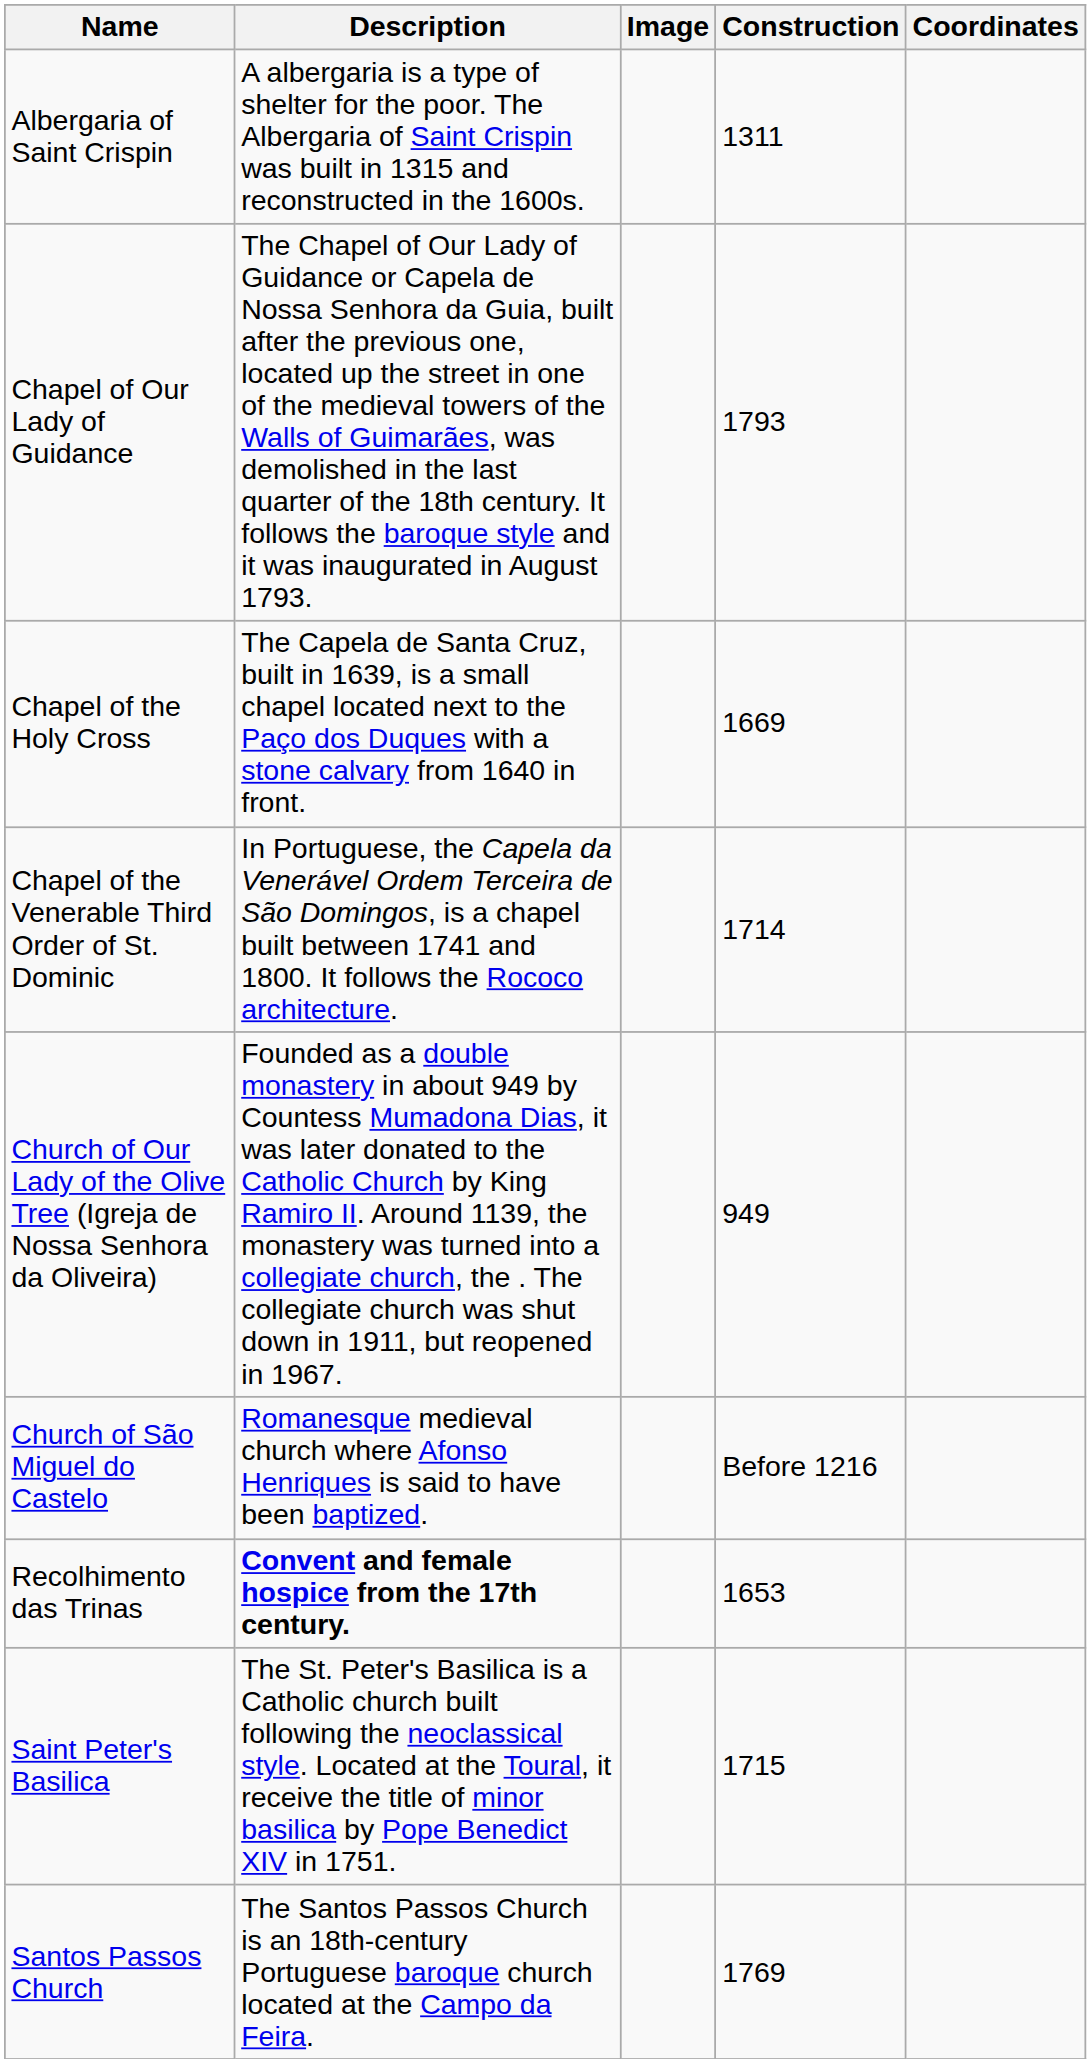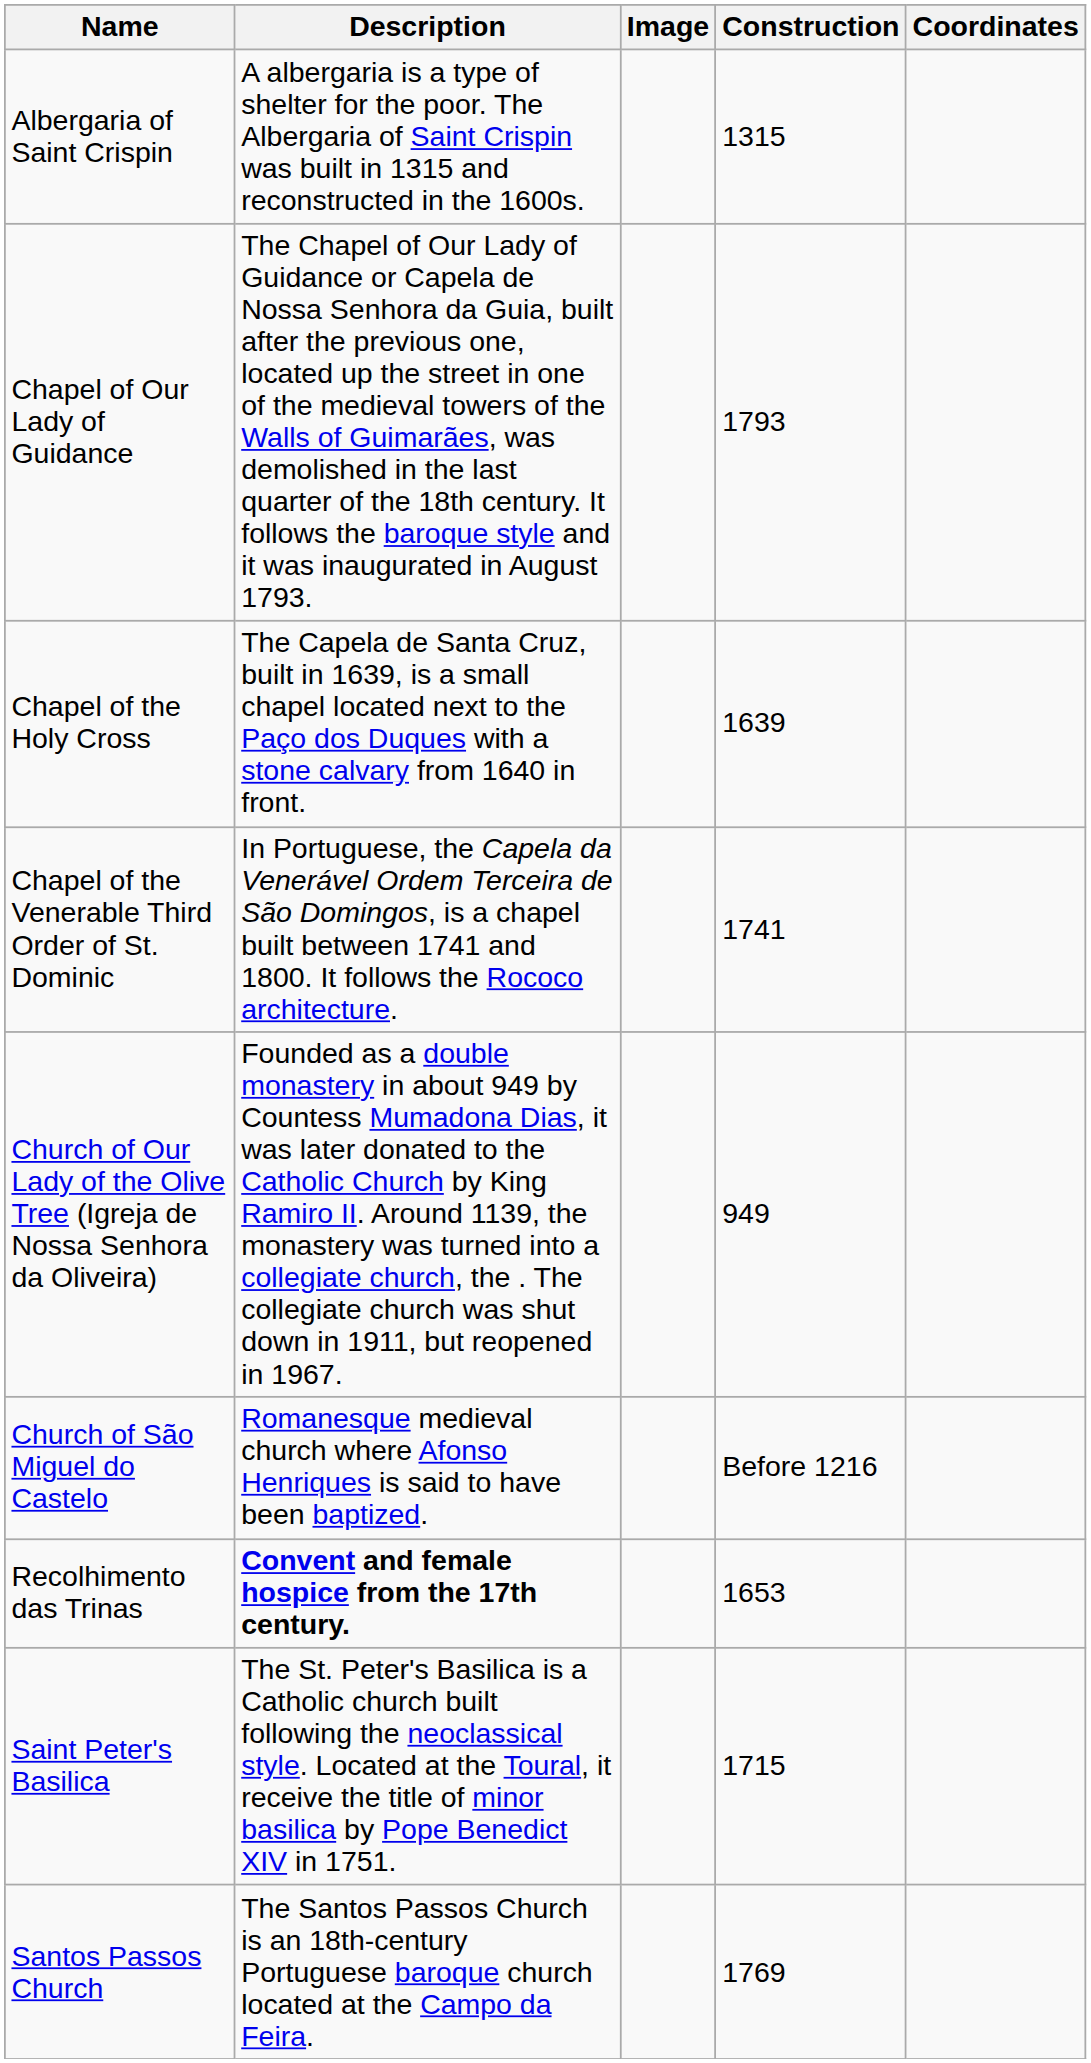(753, 136) 1311 -> (754, 136) 1315
(754, 723) 1669 -> (754, 723) 1639
(754, 928) 1714 -> (754, 928) 1741
